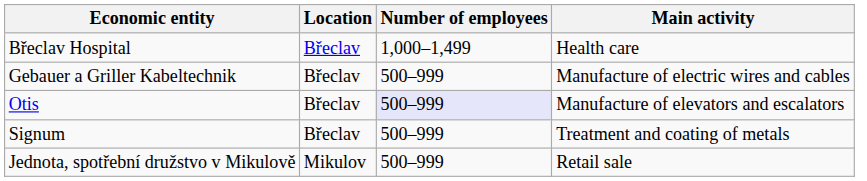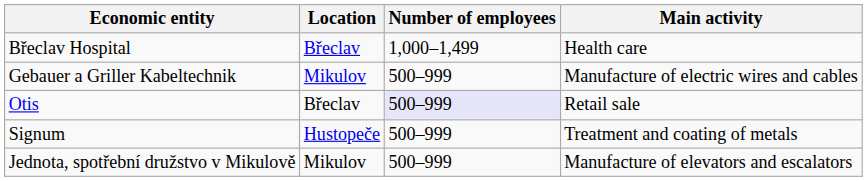(332, 76) Břeclav -> (335, 76) Mikulov
(700, 104) Manufacture of elevators and escalators -> (602, 104) Retail sale
(332, 133) Břeclav -> (342, 133) Hustopeče
(594, 162) Retail sale -> (708, 162) Manufacture of elevators and escalators
